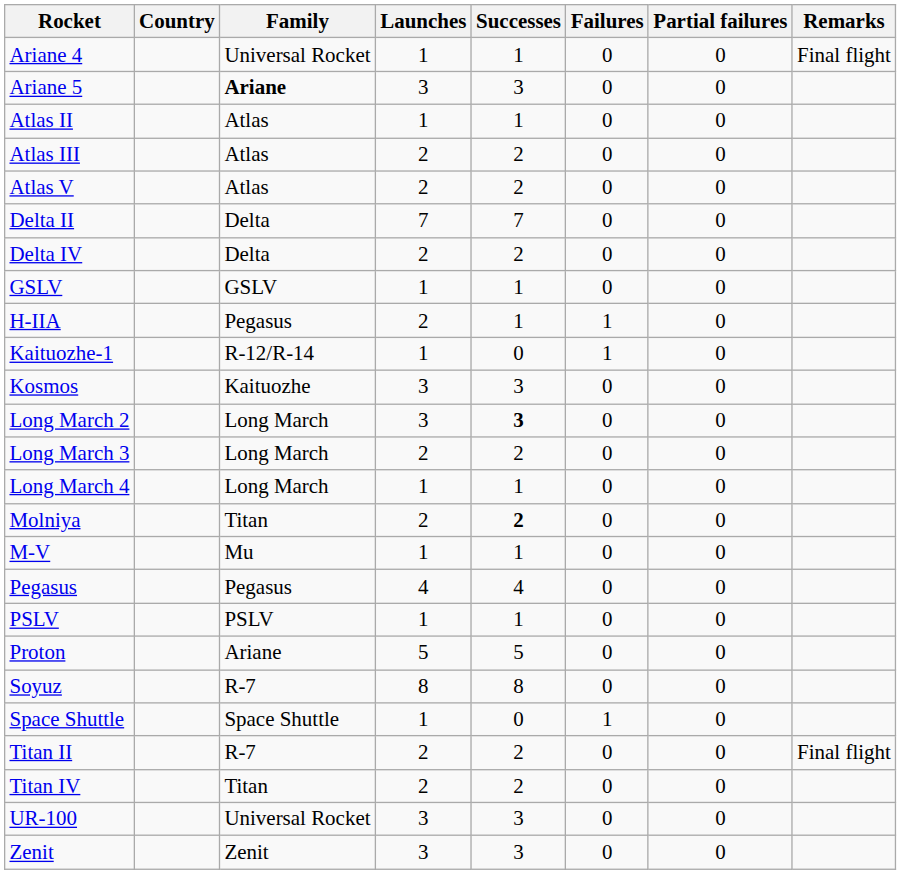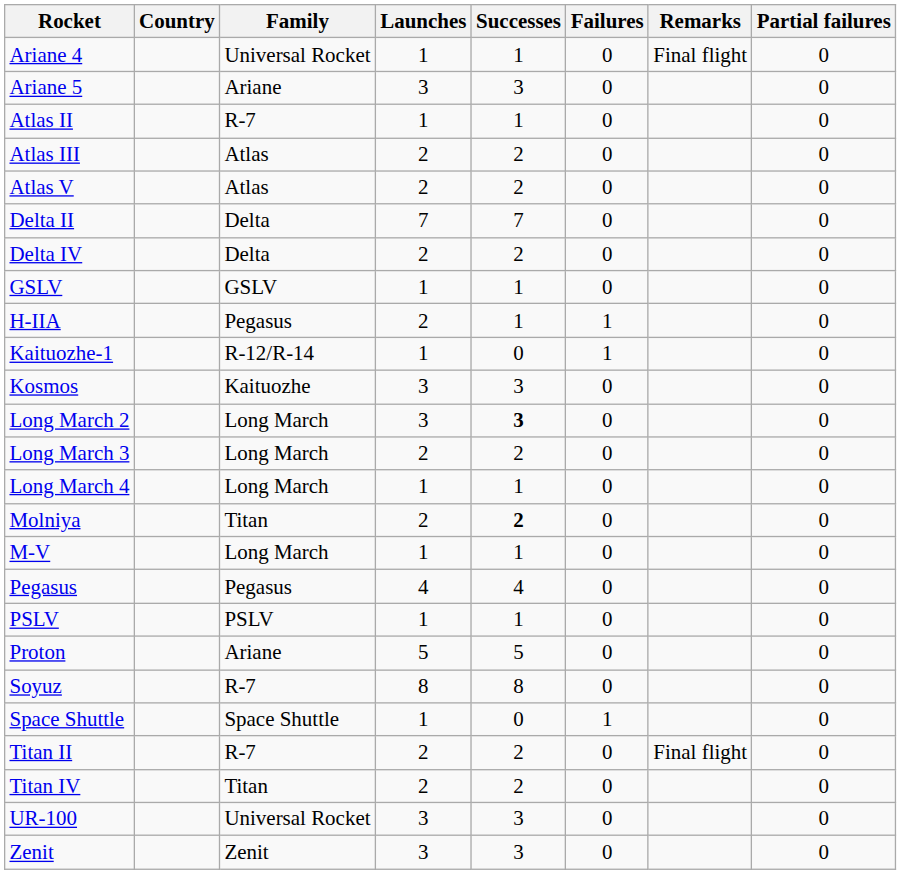columns swapped: (720, 21) <-> (844, 21)
(255, 87) bold -> (253, 87) normal
(247, 120) Atlas -> (240, 120) R-7
(239, 552) Mu -> (277, 552) Long March
